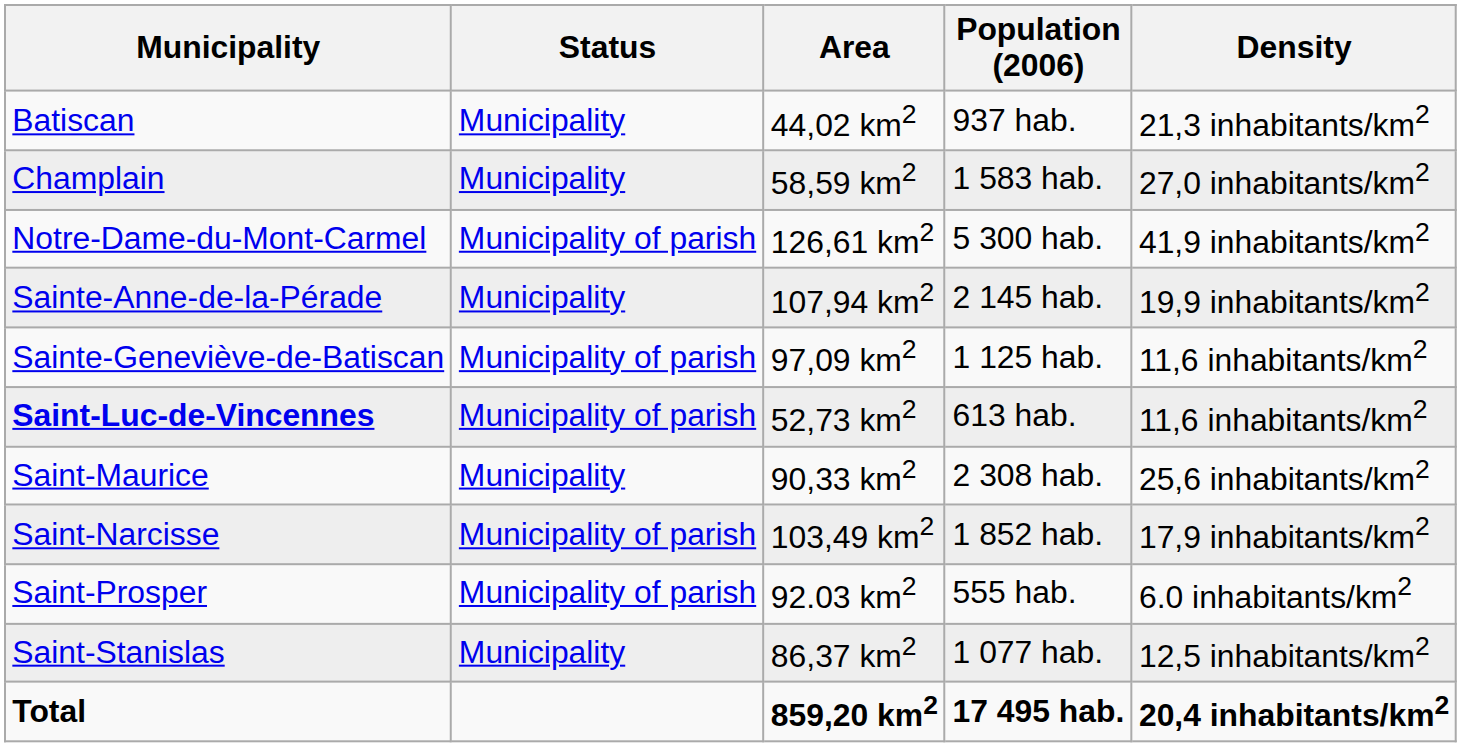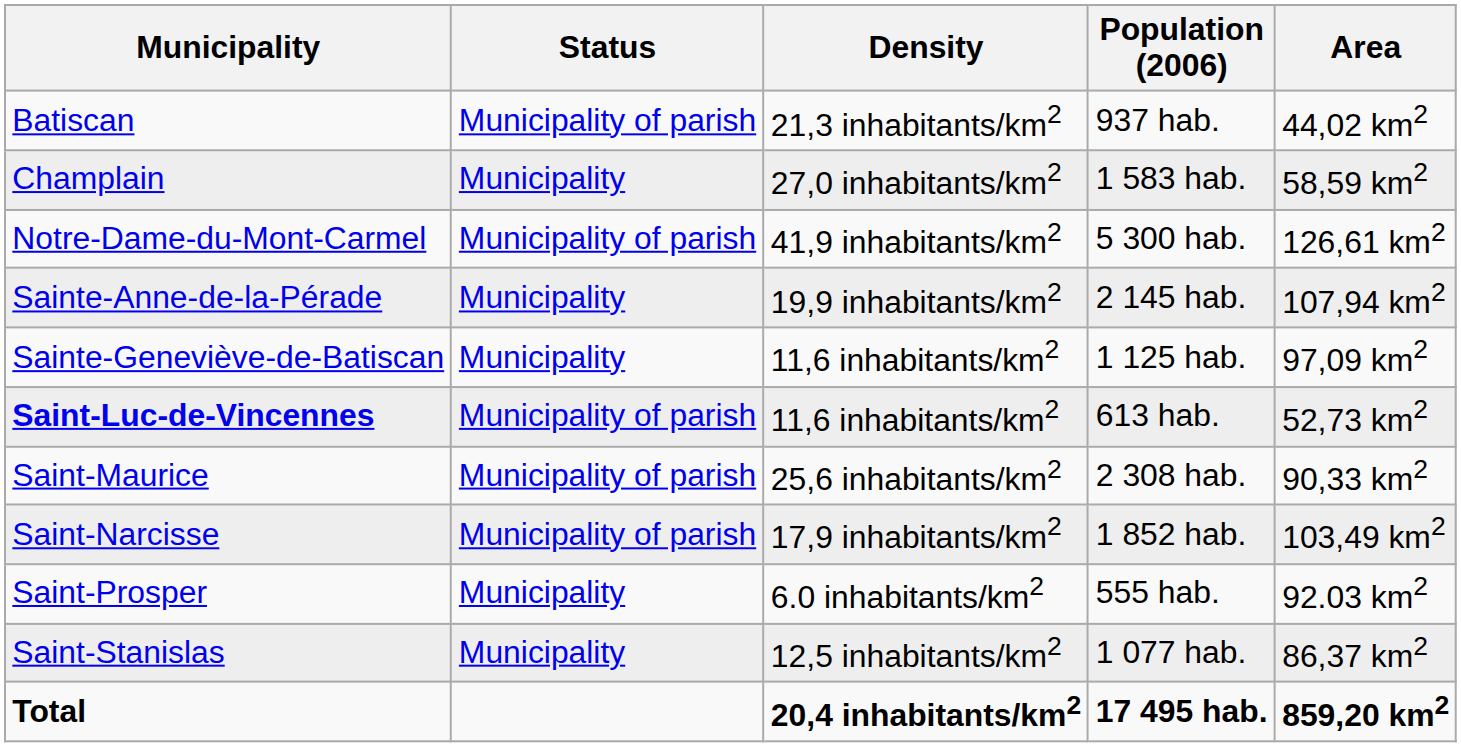columns swapped: (854, 47) <-> (1294, 47)
(542, 120) Municipality -> (608, 120) Municipality of parish
(608, 356) Municipality of parish -> (542, 356) Municipality
(542, 475) Municipality -> (608, 475) Municipality of parish
(608, 593) Municipality of parish -> (542, 593) Municipality
